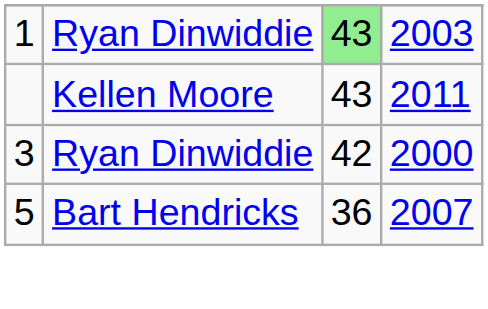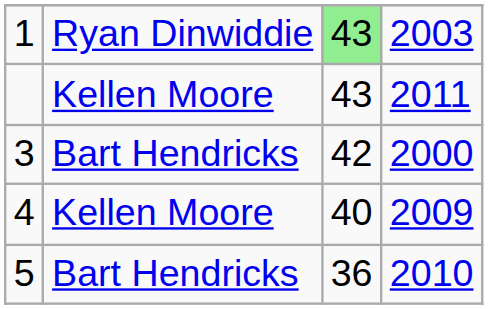(183, 153) Ryan Dinwiddie -> (175, 153) Bart Hendricks
+ row: (24, 213)
(432, 213) 2007 -> (432, 272) 2010
